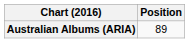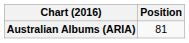(161, 29) 89 -> (161, 29) 81
